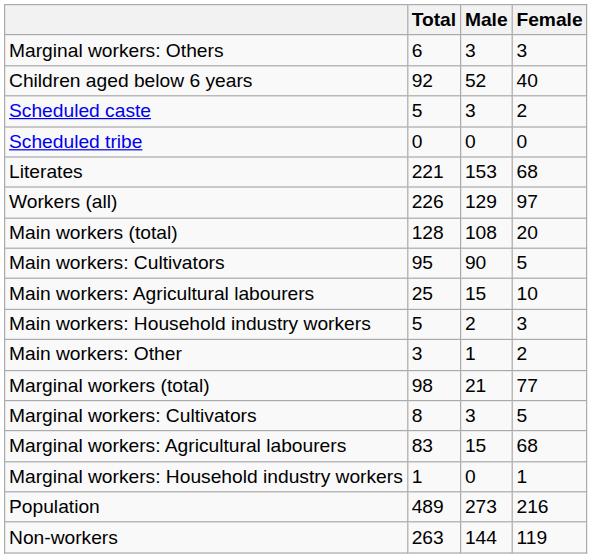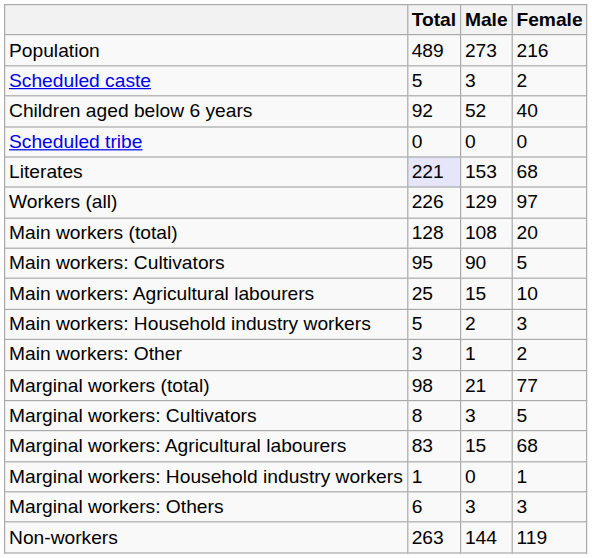rows swapped: (54, 506) <-> (116, 50)
rows swapped: (131, 80) <-> (80, 111)
(428, 171) no background -> (428, 171) lavender background
